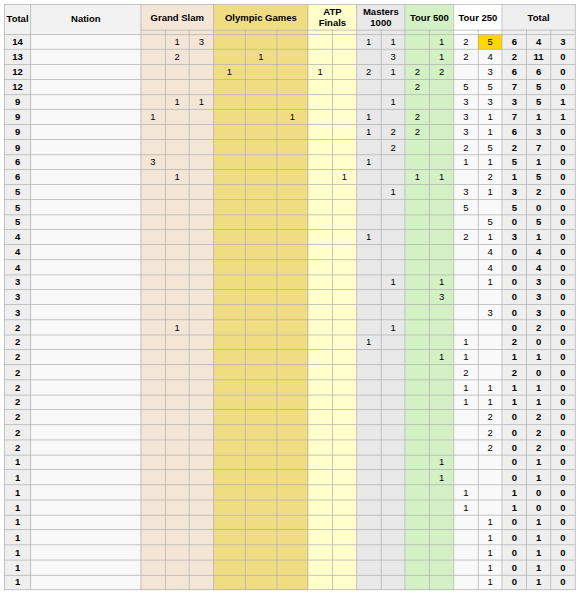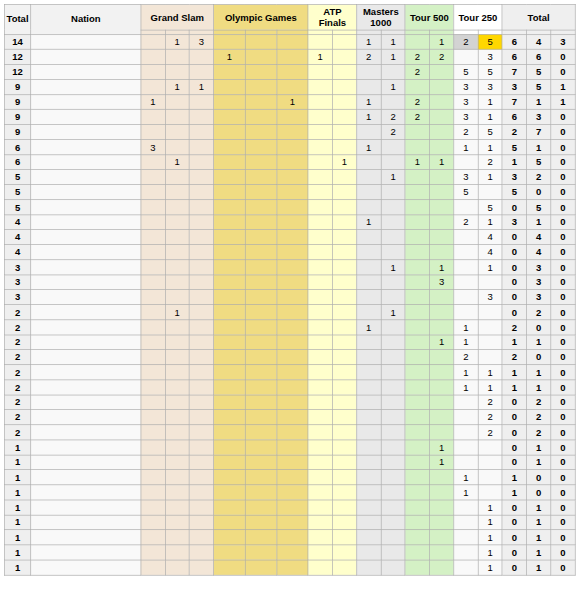(466, 42) no background -> (466, 42) lightgrey background
- row: (18, 57)
